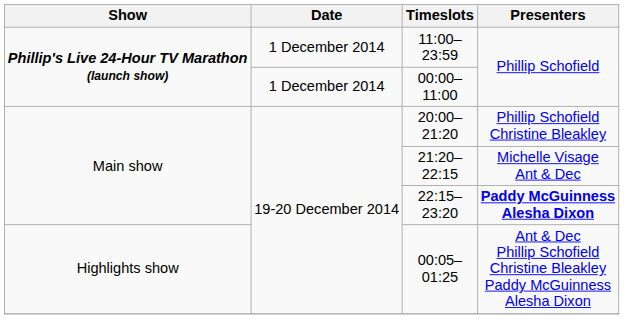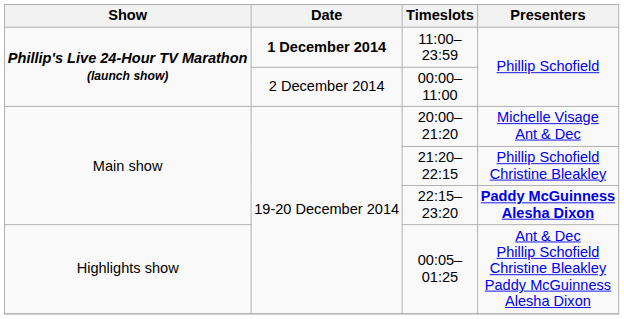(327, 47) normal -> (327, 47) bold
(327, 86) 1 December 2014 -> (327, 86) 2 December 2014
(548, 126) Phillip Schofield Christine Bleakley -> (548, 126) Michelle Visage Ant & Dec
(548, 165) Michelle Visage Ant & Dec -> (548, 165) Phillip Schofield Christine Bleakley
